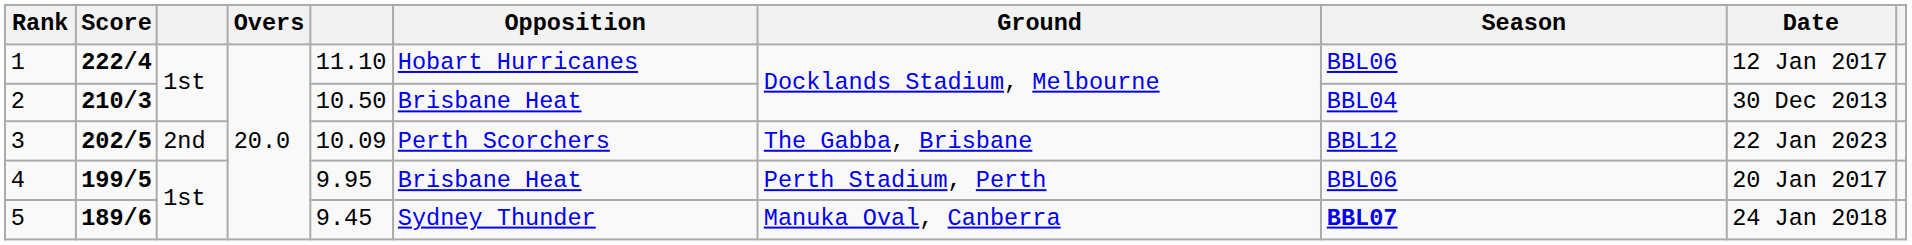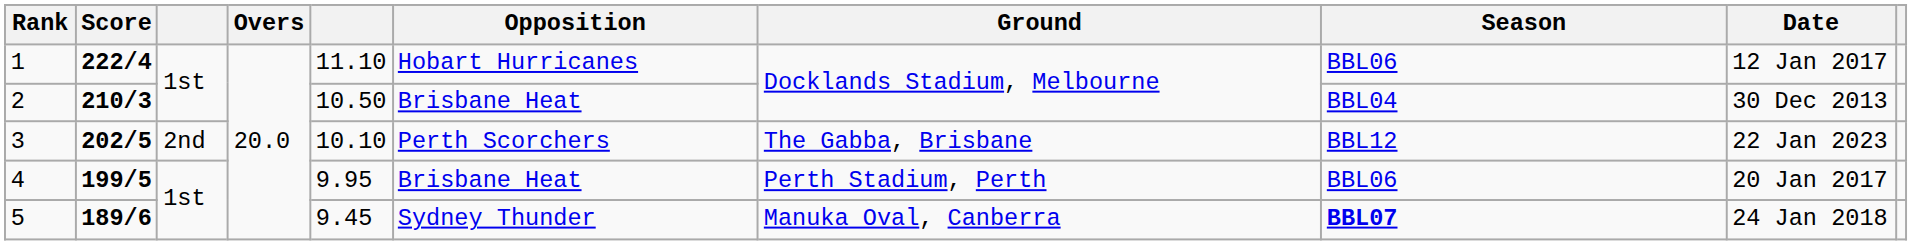(351, 141) 10.09 -> (351, 141) 10.10
